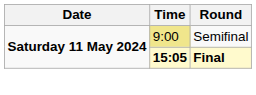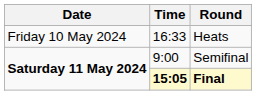+ row: (211, 36)
(166, 36) khaki background -> (166, 57) no background
